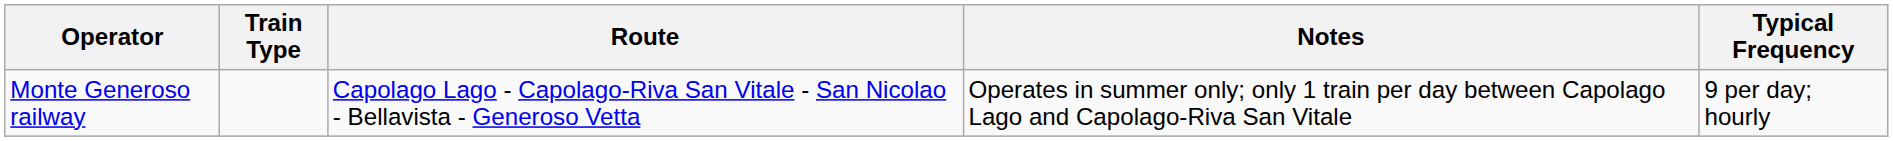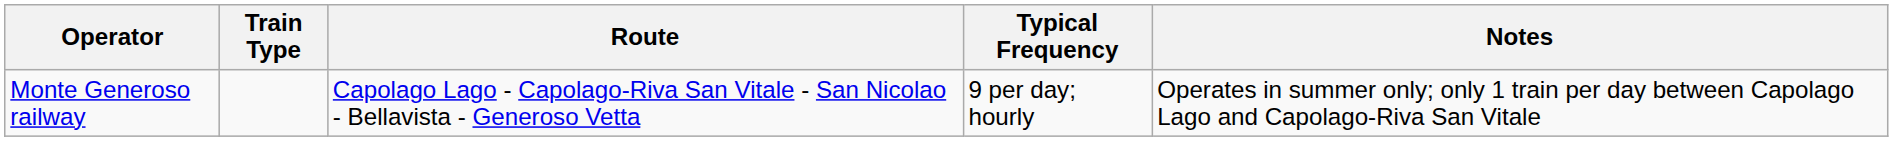columns swapped: (1793, 37) <-> (1331, 37)
